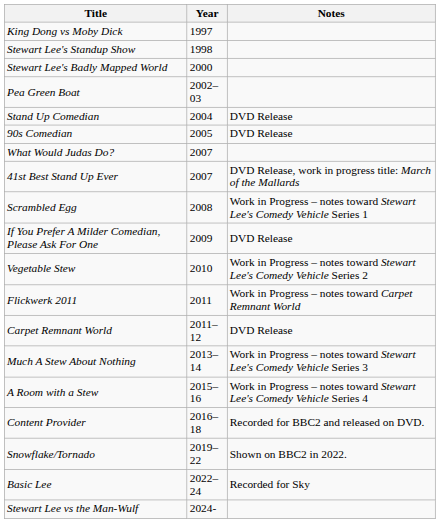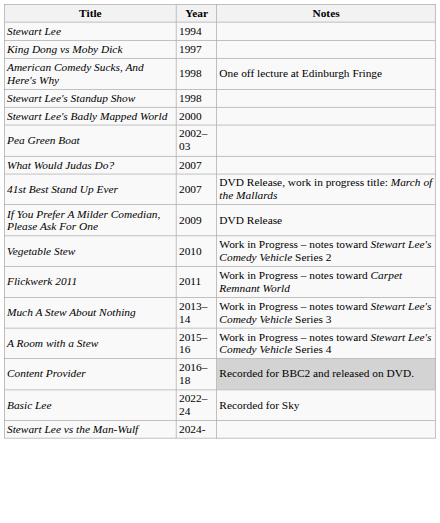+ row: (34, 31)
+ row: (75, 73)
- row: (53, 116)
- row: (40, 134)
- row: (42, 207)
- row: (59, 330)
(327, 423) no background -> (317, 374) lightgrey background
- row: (51, 453)
